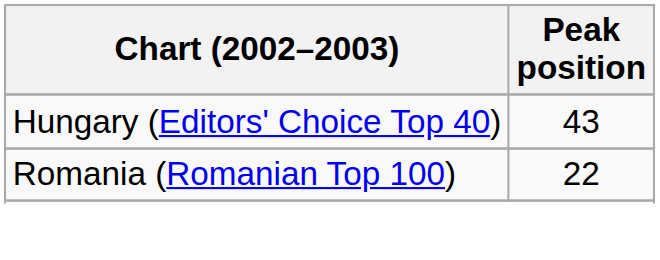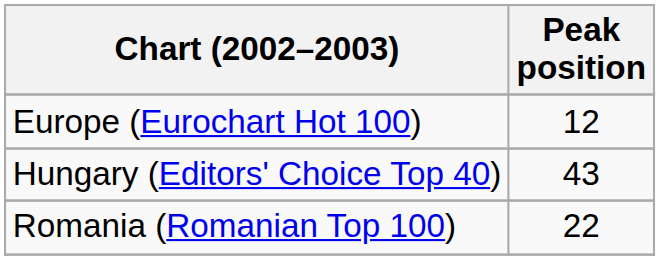+ row: (217, 121)
